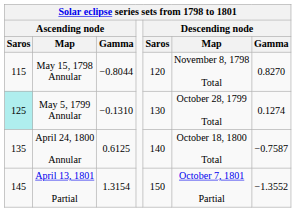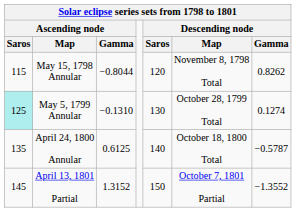(271, 71) 0.8270 -> (271, 71) 0.8262
(271, 149) −0.7587 -> (271, 149) −0.5787
(116, 187) 1.3154 -> (116, 187) 1.3152
